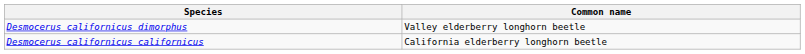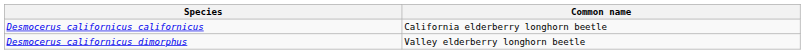rows swapped: (97, 27) <-> (105, 41)
